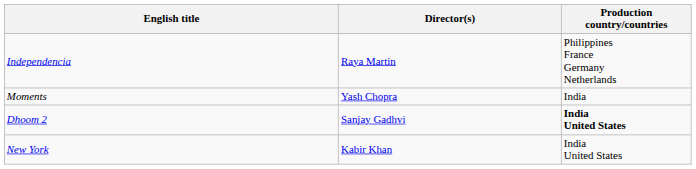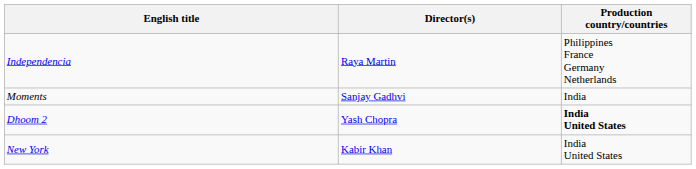(369, 96) Yash Chopra -> (373, 96) Sanjay Gadhvi
(373, 119) Sanjay Gadhvi -> (369, 119) Yash Chopra
